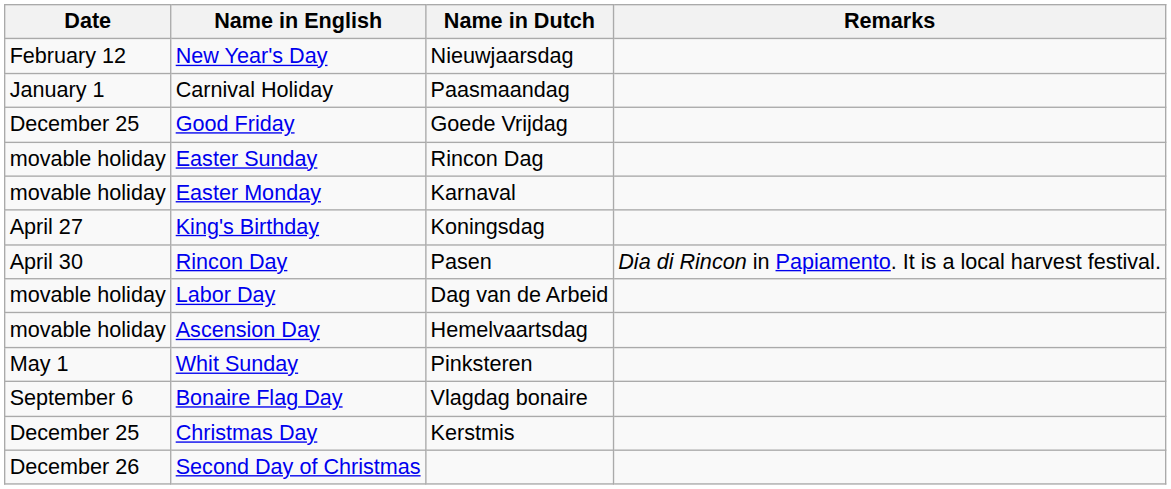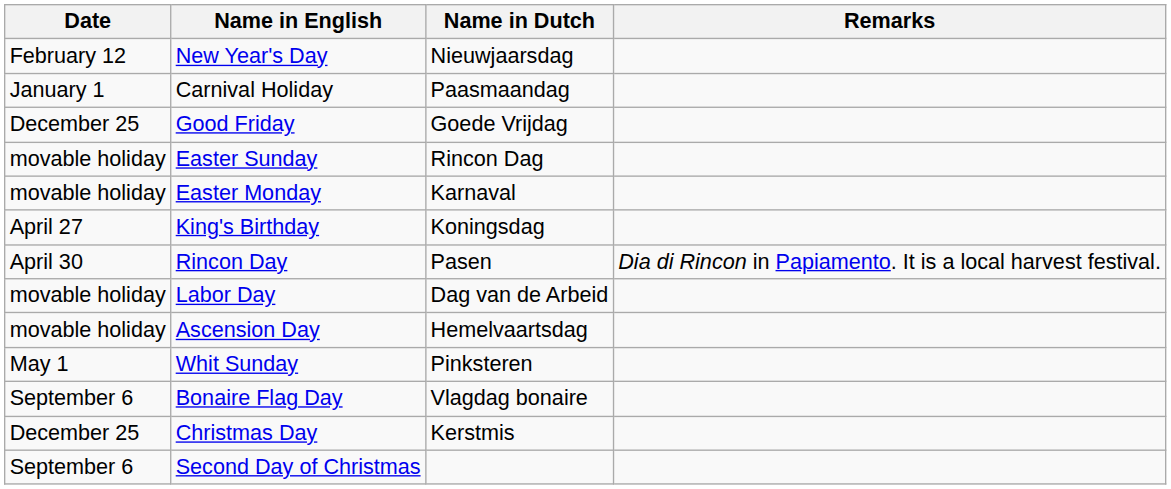(74, 466) December 26 -> (71, 466) September 6
